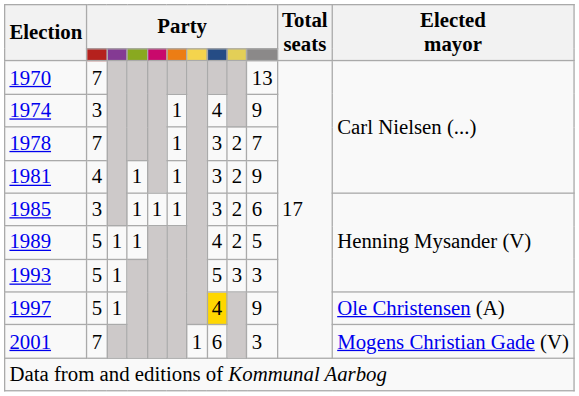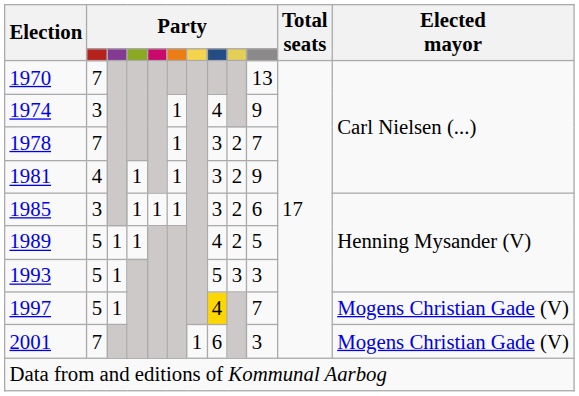(257, 308) 9 -> (257, 308) 7
(421, 308) Ole Christensen (A) -> (453, 308) Mogens Christian Gade (V)
